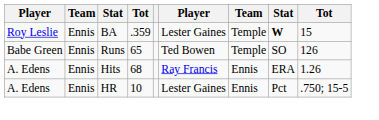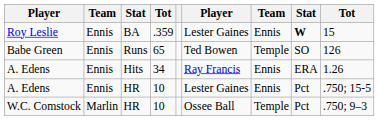(249, 32) Temple -> (267, 32) Ennis
(136, 69) 68 -> (159, 69) 34
+ row: (44, 106)
